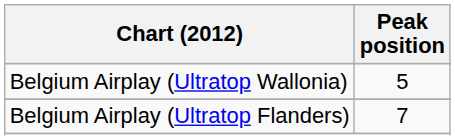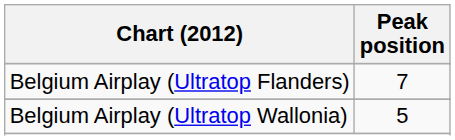rows swapped: (180, 116) <-> (179, 81)
